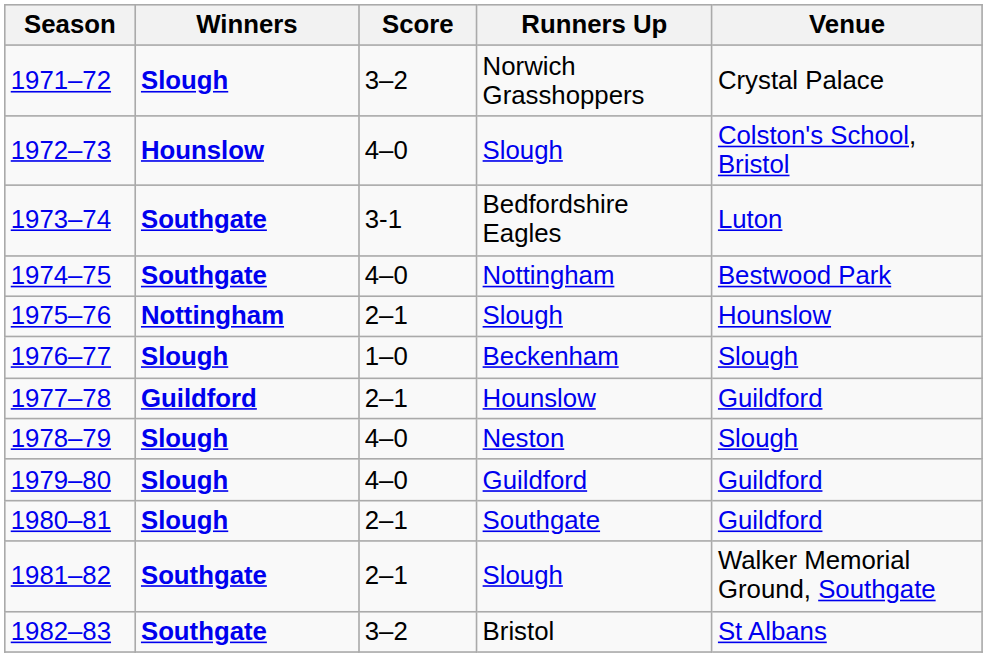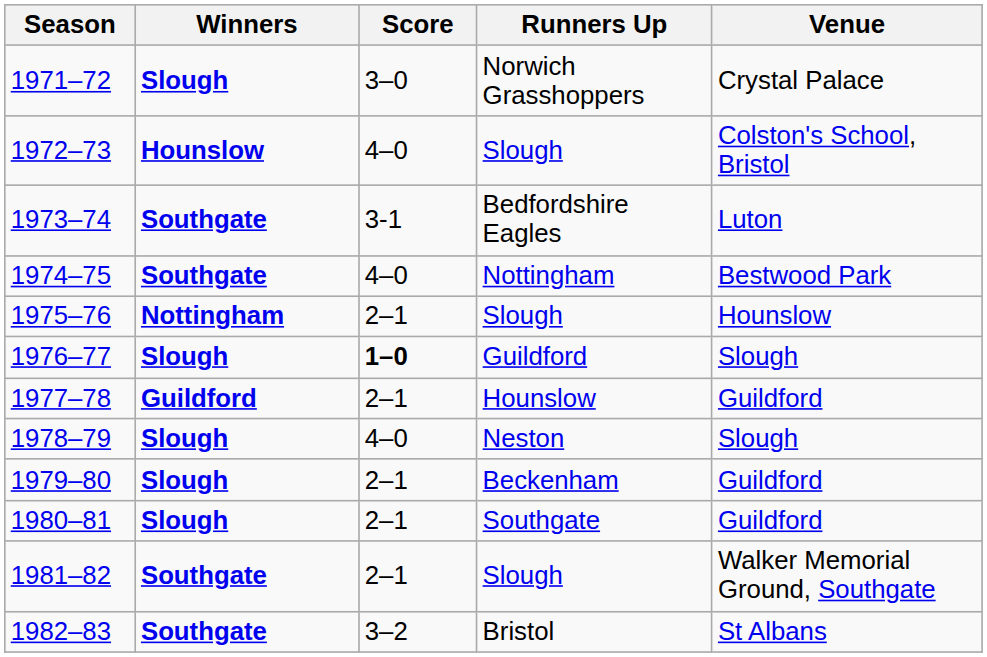(386, 80) 3–2 -> (386, 80) 3–0
(386, 356) normal -> (386, 356) bold
(551, 356) Beckenham -> (535, 356) Guildford
(386, 479) 4–0 -> (386, 479) 2–1
(535, 479) Guildford -> (551, 479) Beckenham
